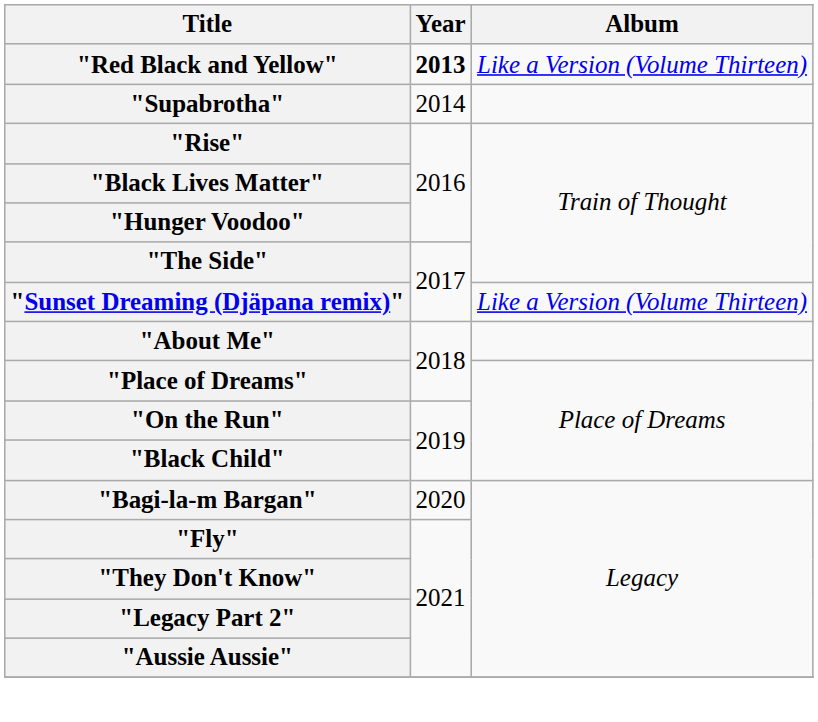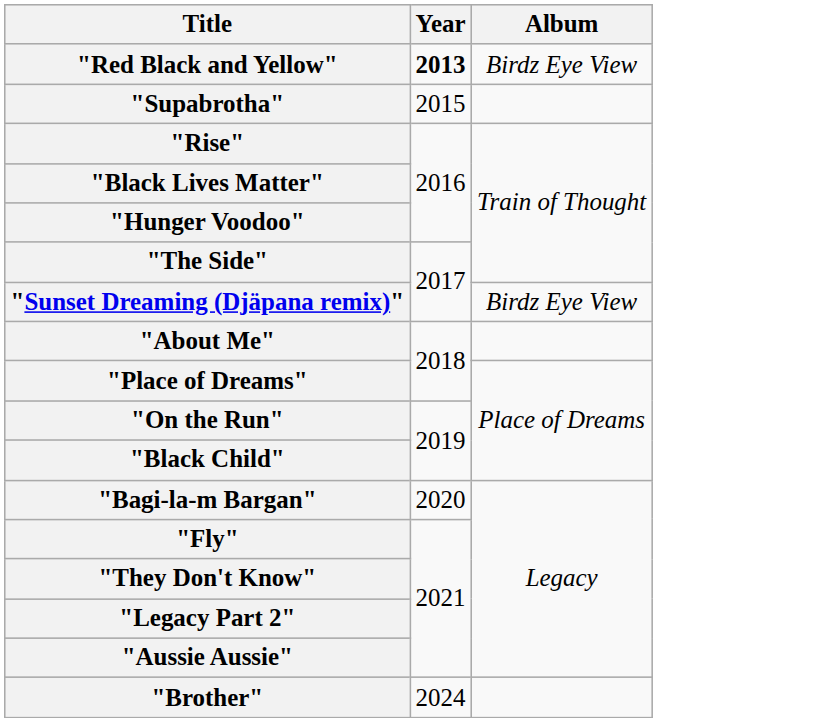(642, 63) Like a Version (Volume Thirteen) -> (562, 63) Birdz Eye View
(441, 103) 2014 -> (441, 103) 2015
(642, 301) Like a Version (Volume Thirteen) -> (562, 301) Birdz Eye View
+ row: (207, 697)
